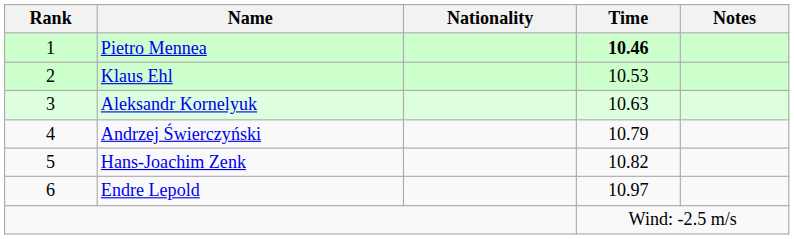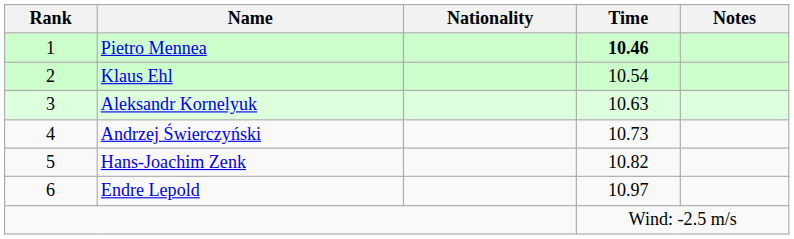(628, 76) 10.53 -> (628, 76) 10.54
(628, 133) 10.79 -> (628, 133) 10.73
